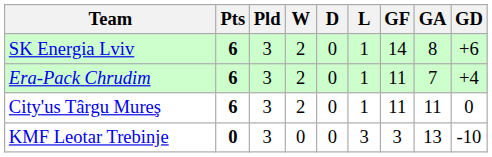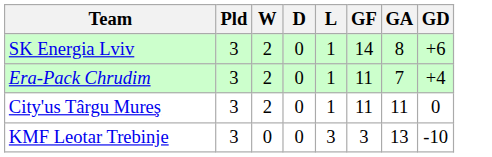- column: (233, 19)
